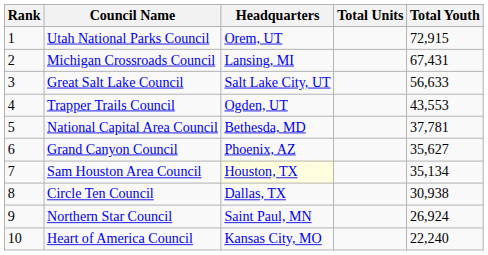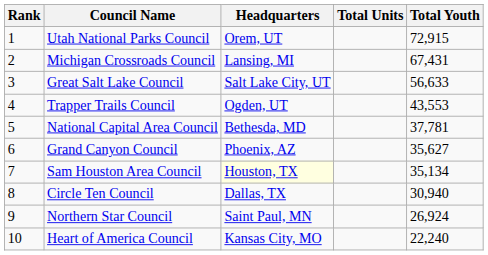(429, 194) 30,938 -> (429, 194) 30,940
